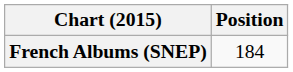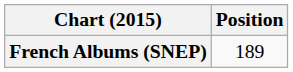(250, 51) 184 -> (250, 51) 189
